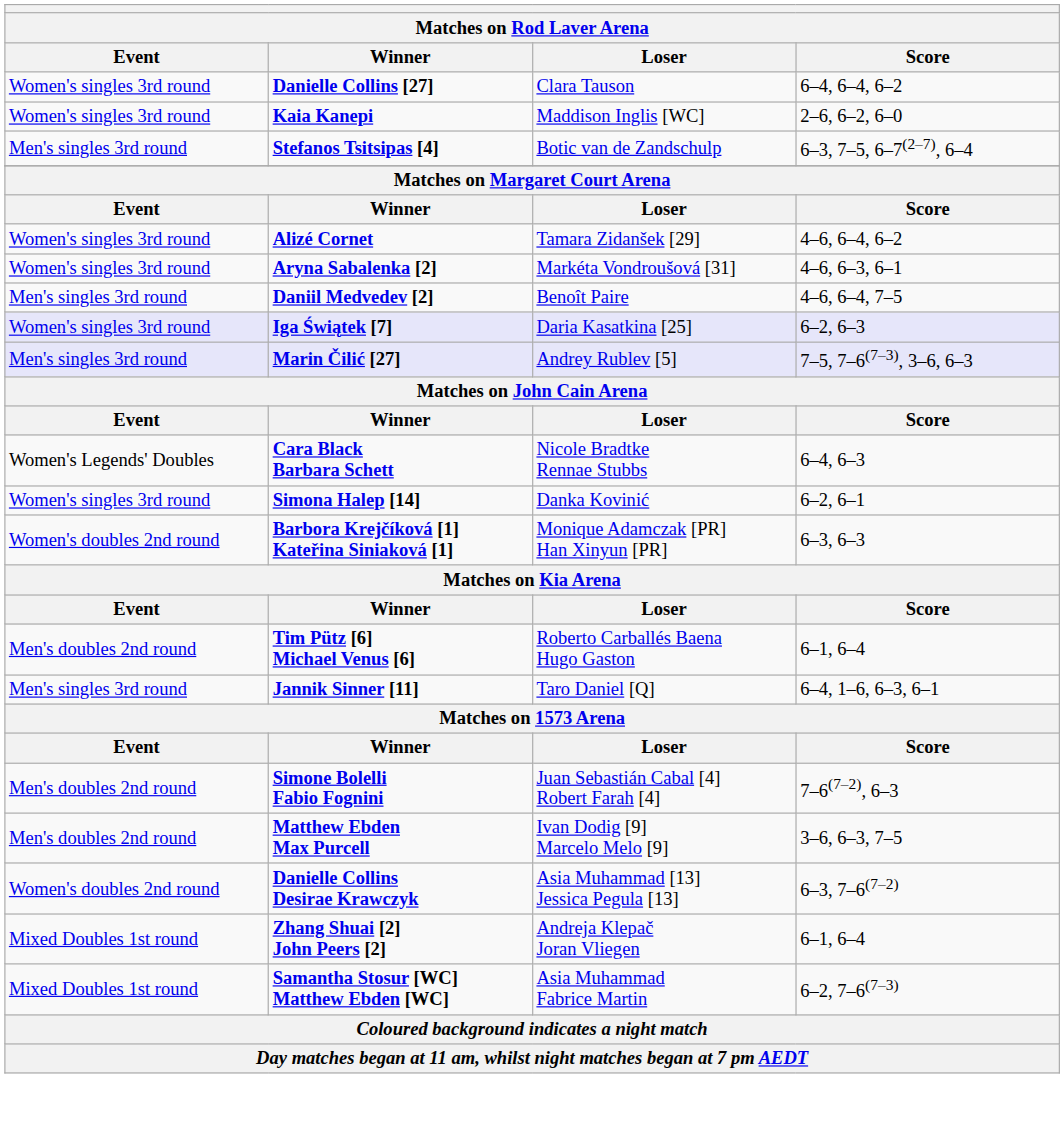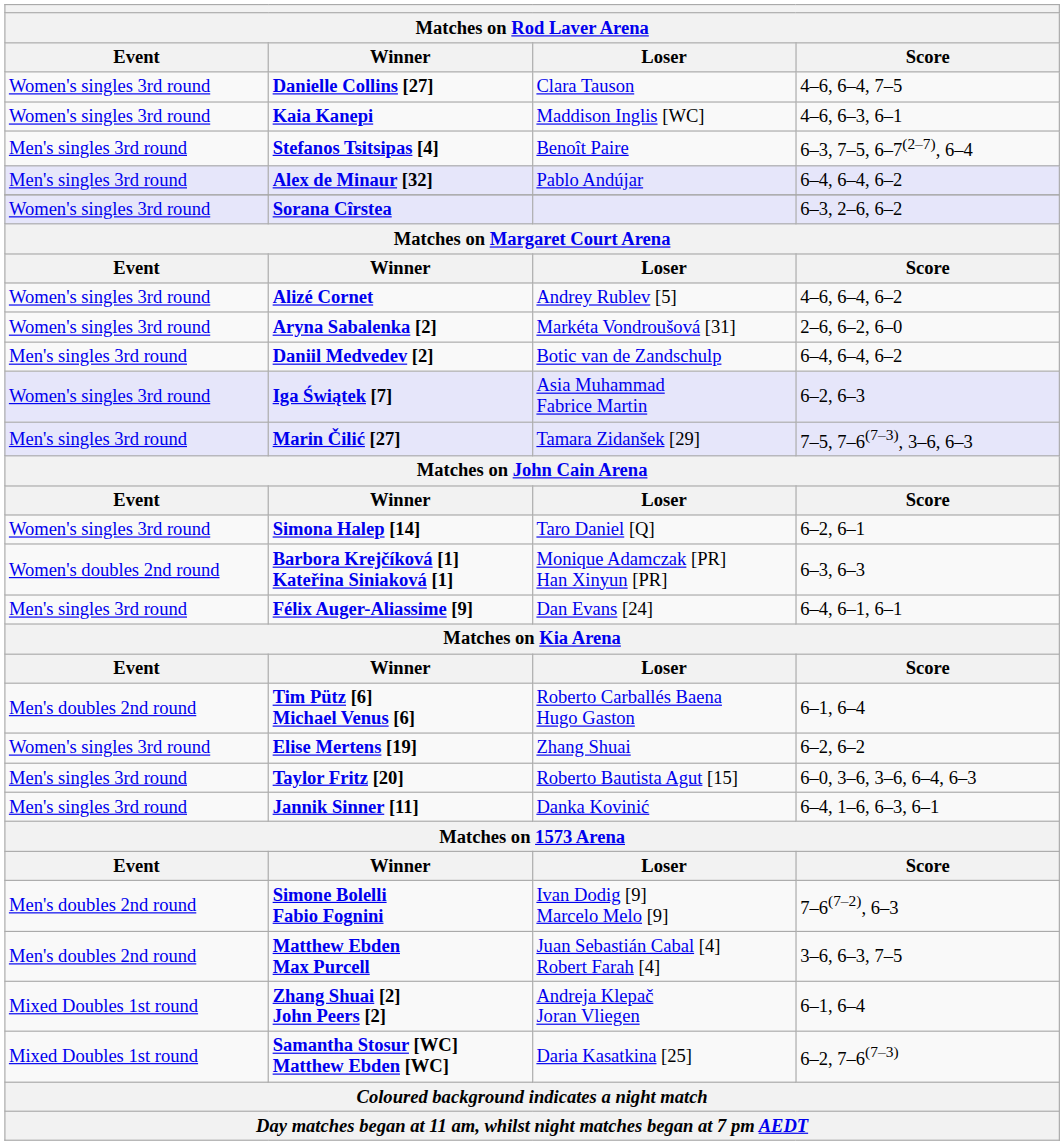(851, 86) 6–4, 6–4, 6–2 -> (851, 86) 4–6, 6–4, 7–5
(851, 116) 2–6, 6–2, 6–0 -> (851, 116) 4–6, 6–3, 6–1
(629, 148) Botic van de Zandschulp -> (583, 148) Benoît Paire
+ row: (353, 179)
+ row: (332, 209)
(618, 238) Tamara Zidanšek [29] -> (606, 297) Andrey Rublev [5]
(851, 268) 4–6, 6–3, 6–1 -> (851, 327) 2–6, 6–2, 6–0
(583, 297) Benoît Paire -> (629, 356) Botic van de Zandschulp
(851, 297) 4–6, 6–4, 7–5 -> (851, 356) 6–4, 6–4, 6–2
(614, 327) Daria Kasatkina [25] -> (601, 396) Asia Muhammad Fabrice Martin
(606, 359) Andrey Rublev [5] -> (618, 438) Tamara Zidanšek [29]
- row: (333, 460)
(593, 500) Danka Kovinić -> (596, 529) Taro Daniel [Q]
+ row: (373, 609)
+ row: (345, 748)
+ row: (338, 777)
(596, 689) Taro Daniel [Q] -> (593, 806) Danka Kovinić
(628, 787) Juan Sebastián Cabal [4] Robert Farah [4] -> (602, 905) Ivan Dodig [9] Marcelo Melo [9]
(602, 838) Ivan Dodig [9] Marcelo Melo [9] -> (628, 955) Juan Sebastián Cabal [4] Robert Farah [4]
- row: (346, 888)
(601, 989) Asia Muhammad Fabrice Martin -> (614, 1056) Daria Kasatkina [25]
